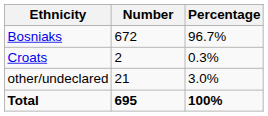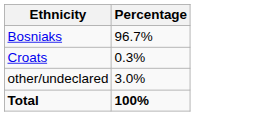- column: (148, 15)
